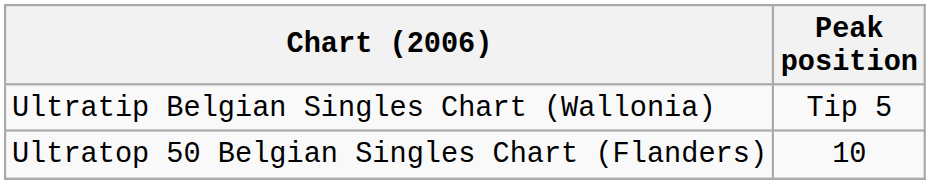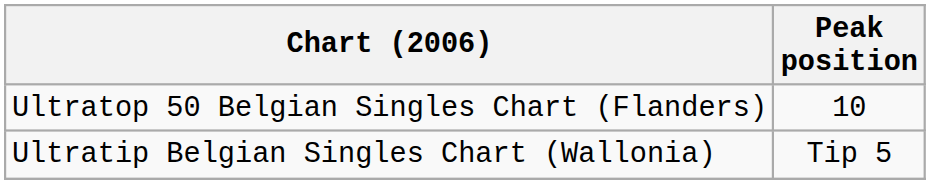rows swapped: (389, 155) <-> (364, 108)
